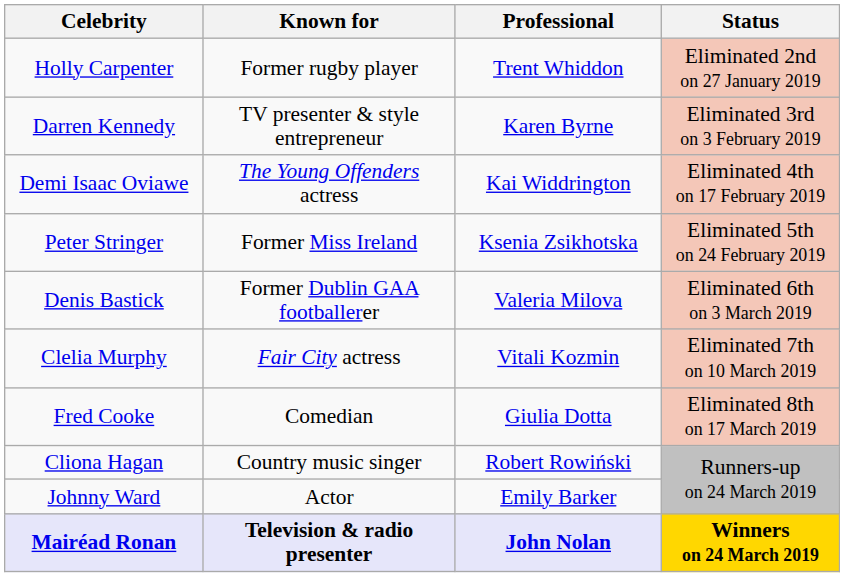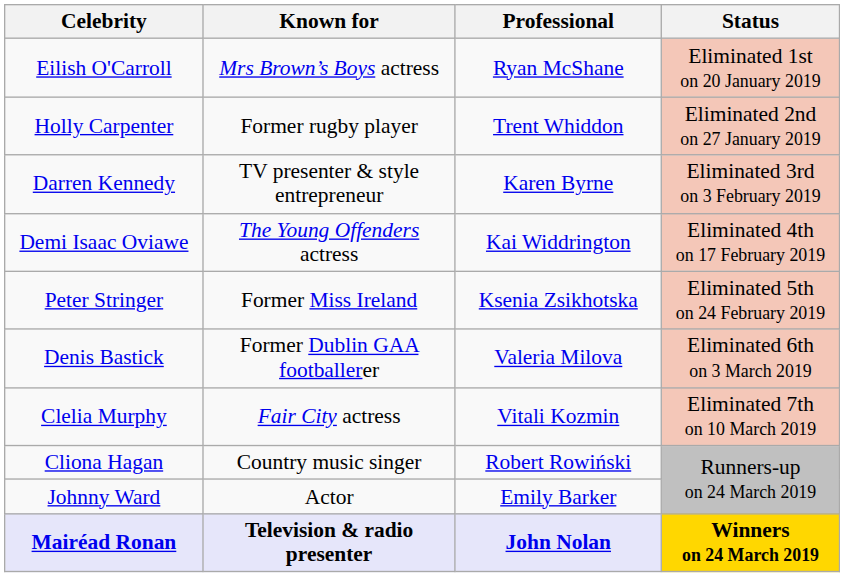+ row: (104, 67)
- row: (104, 416)
